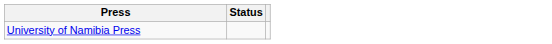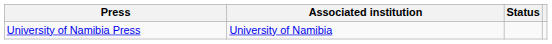+ column: (365, 13)
